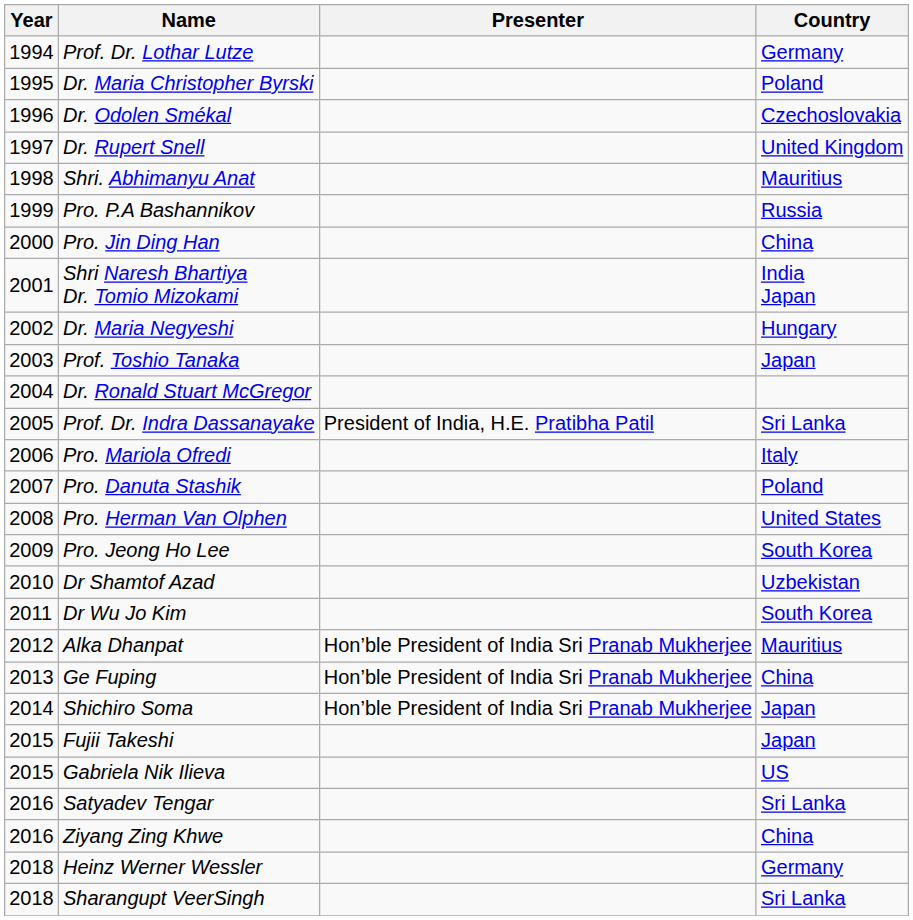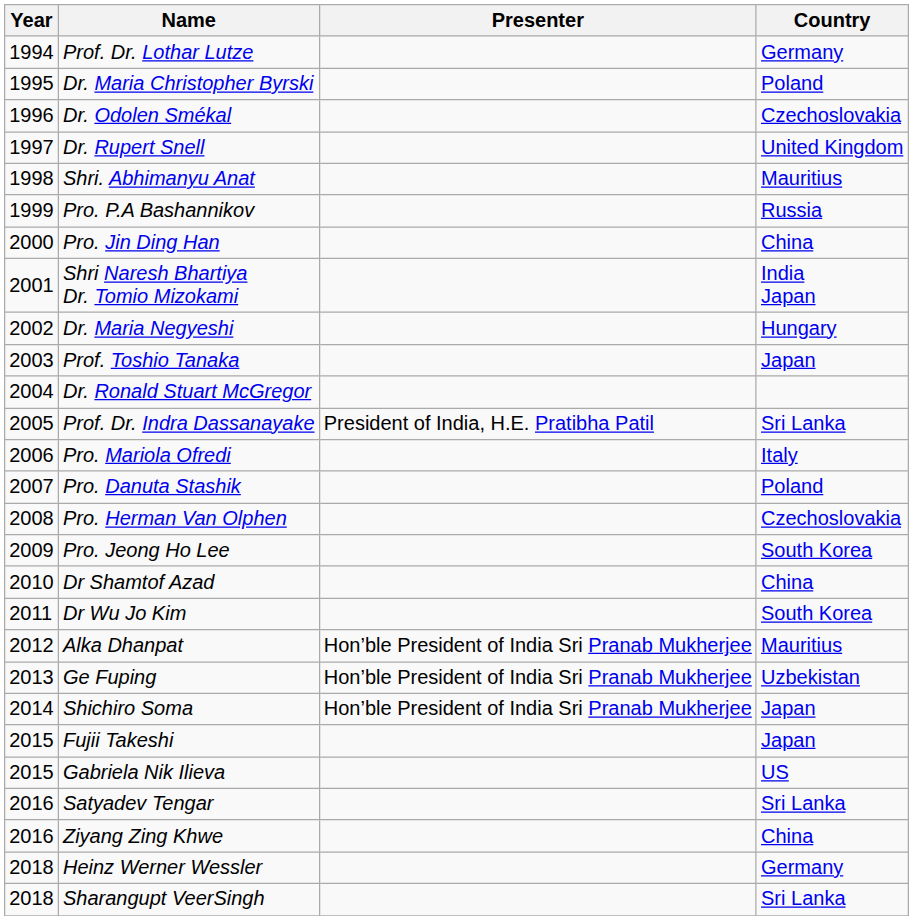(821, 518) United States -> (831, 518) Czechoslovakia
(810, 582) Uzbekistan -> (787, 582) China
(787, 677) China -> (810, 677) Uzbekistan
